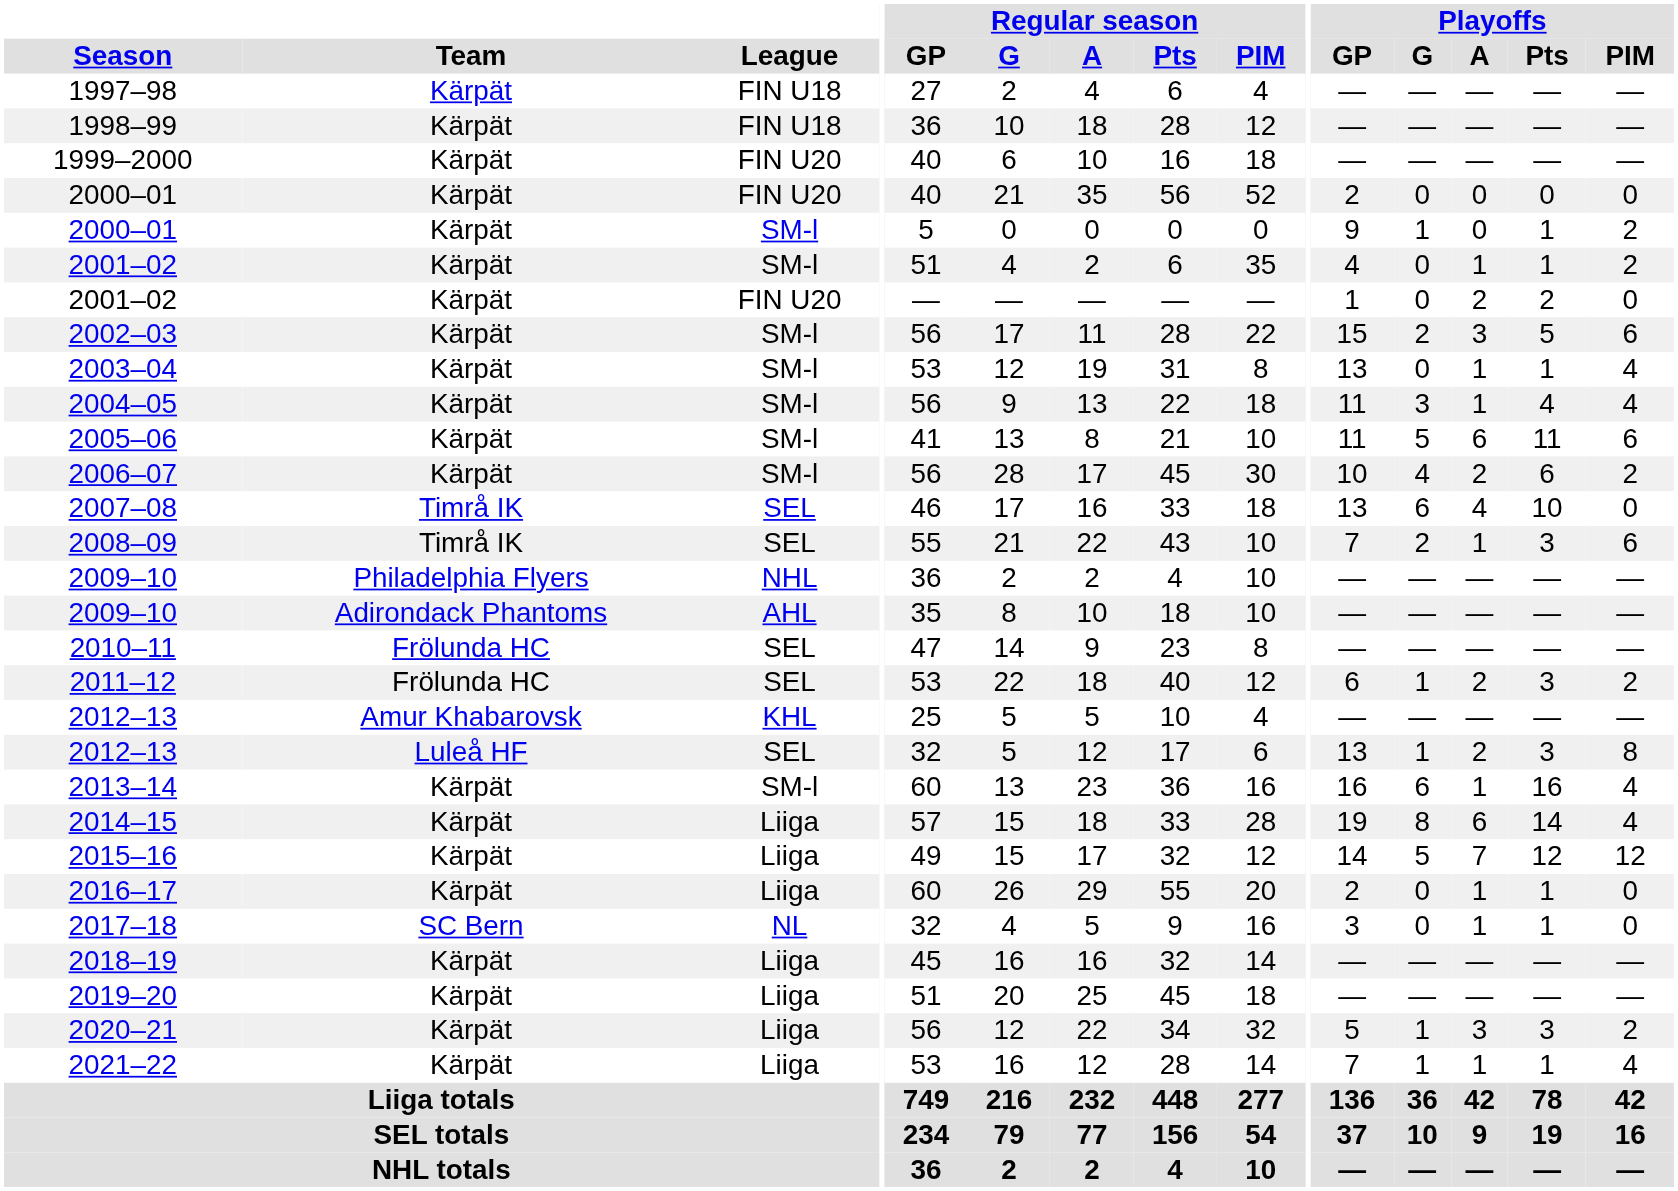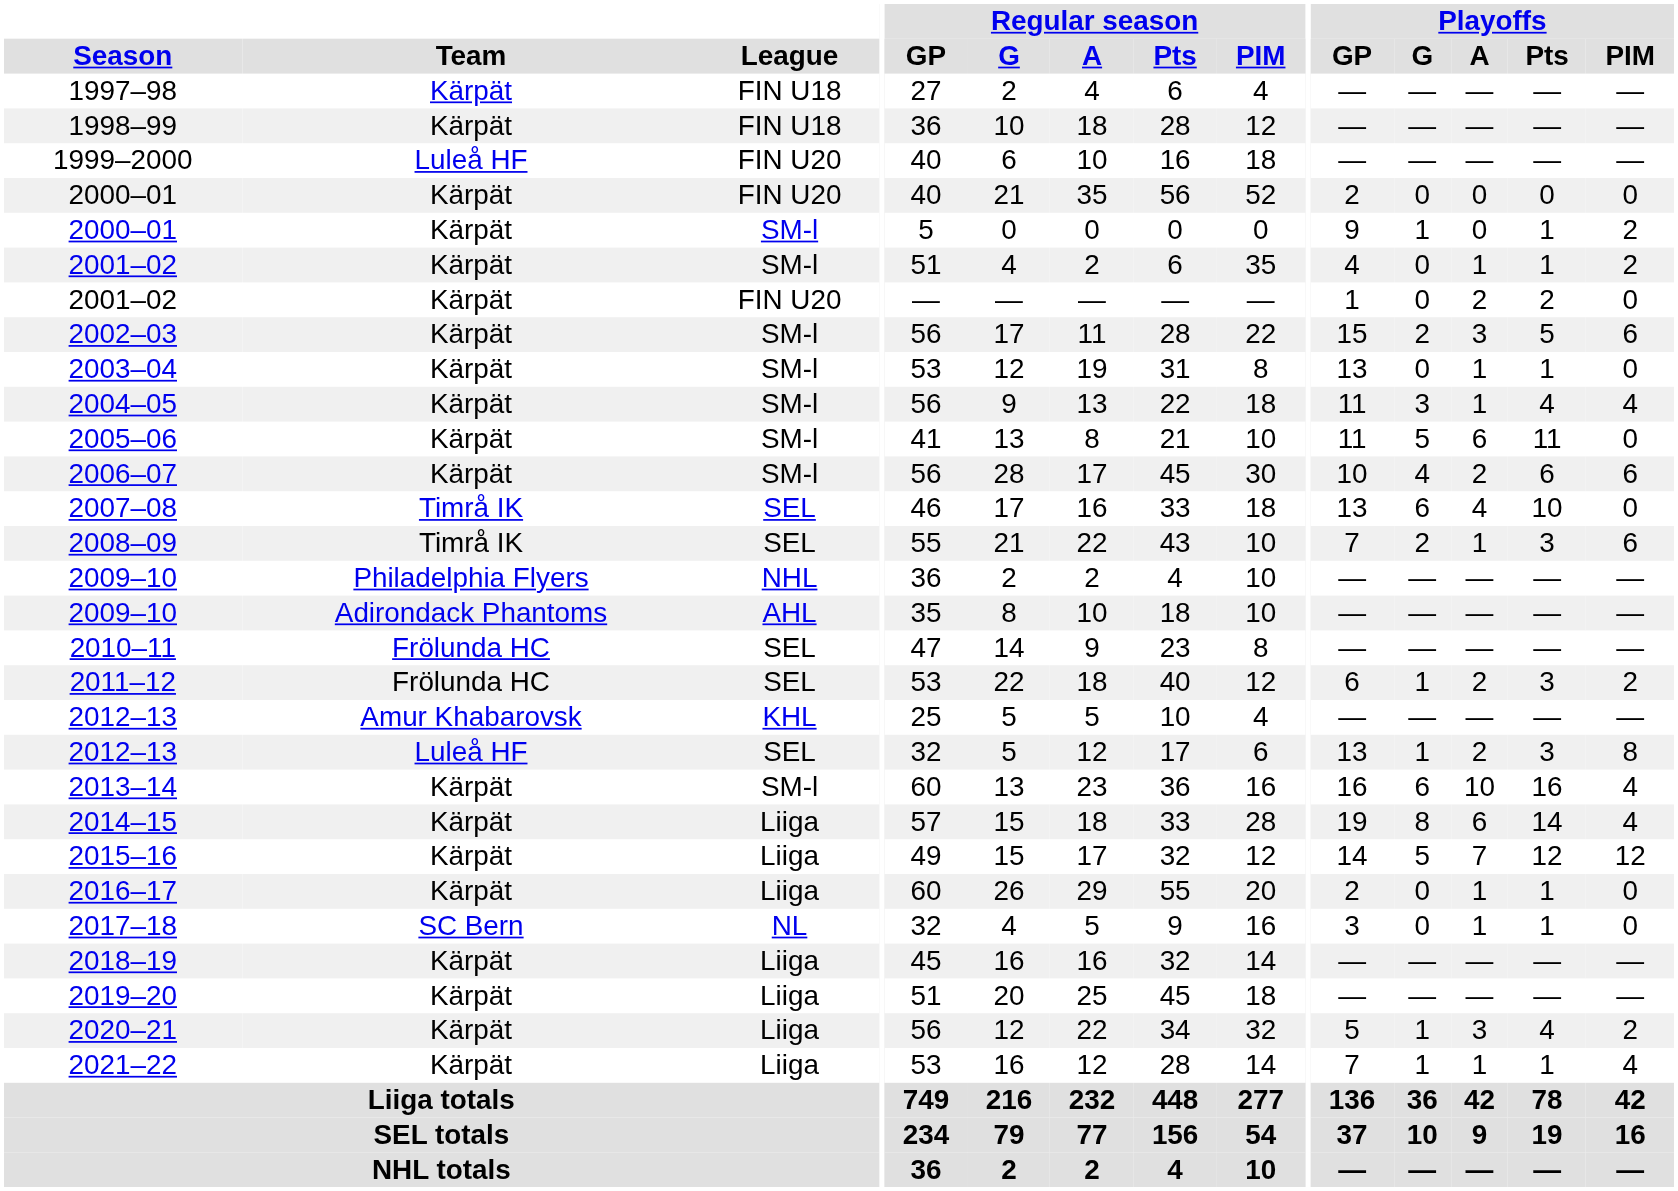(471, 160) Kärpät -> (471, 160) Luleå HF
(1630, 369) 4 -> (1630, 369) 0
(1630, 438) 6 -> (1630, 438) 0
(1630, 473) 2 -> (1630, 473) 6
(1480, 786) 1 -> (1480, 786) 10
(1547, 1030) 3 -> (1547, 1030) 4
